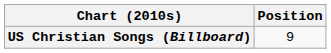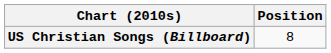(290, 38) 9 -> (290, 38) 8
